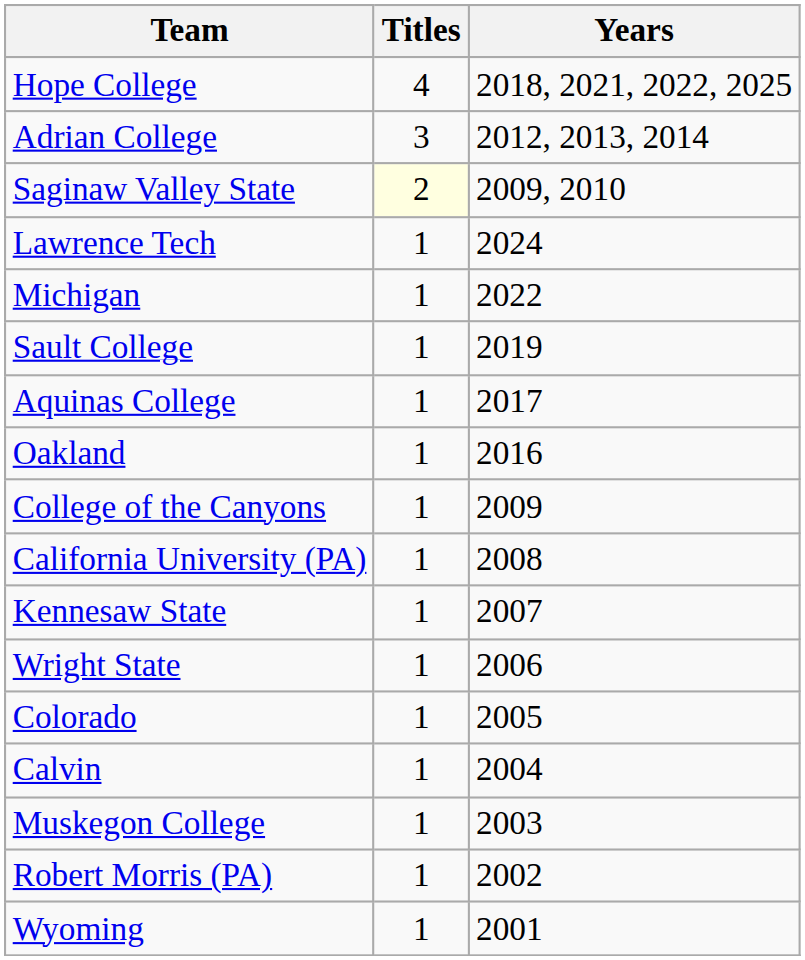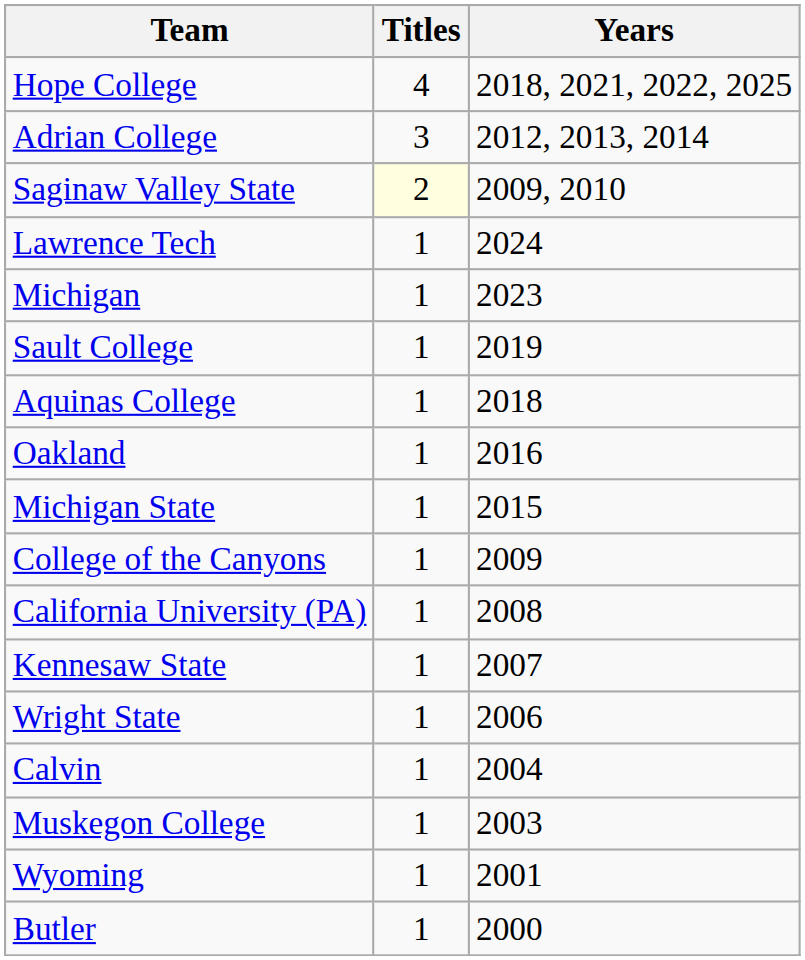(509, 294) 2022 -> (509, 294) 2023
(509, 400) 2017 -> (509, 400) 2018
+ row: (114, 505)
- row: (75, 717)
- row: (142, 875)
+ row: (54, 928)
